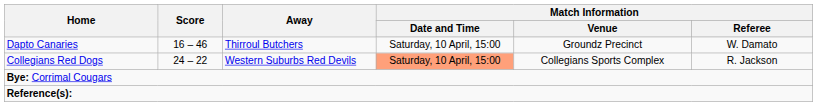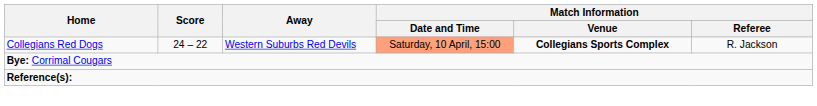- row: (42, 45)
(602, 61) normal -> (602, 45) bold
